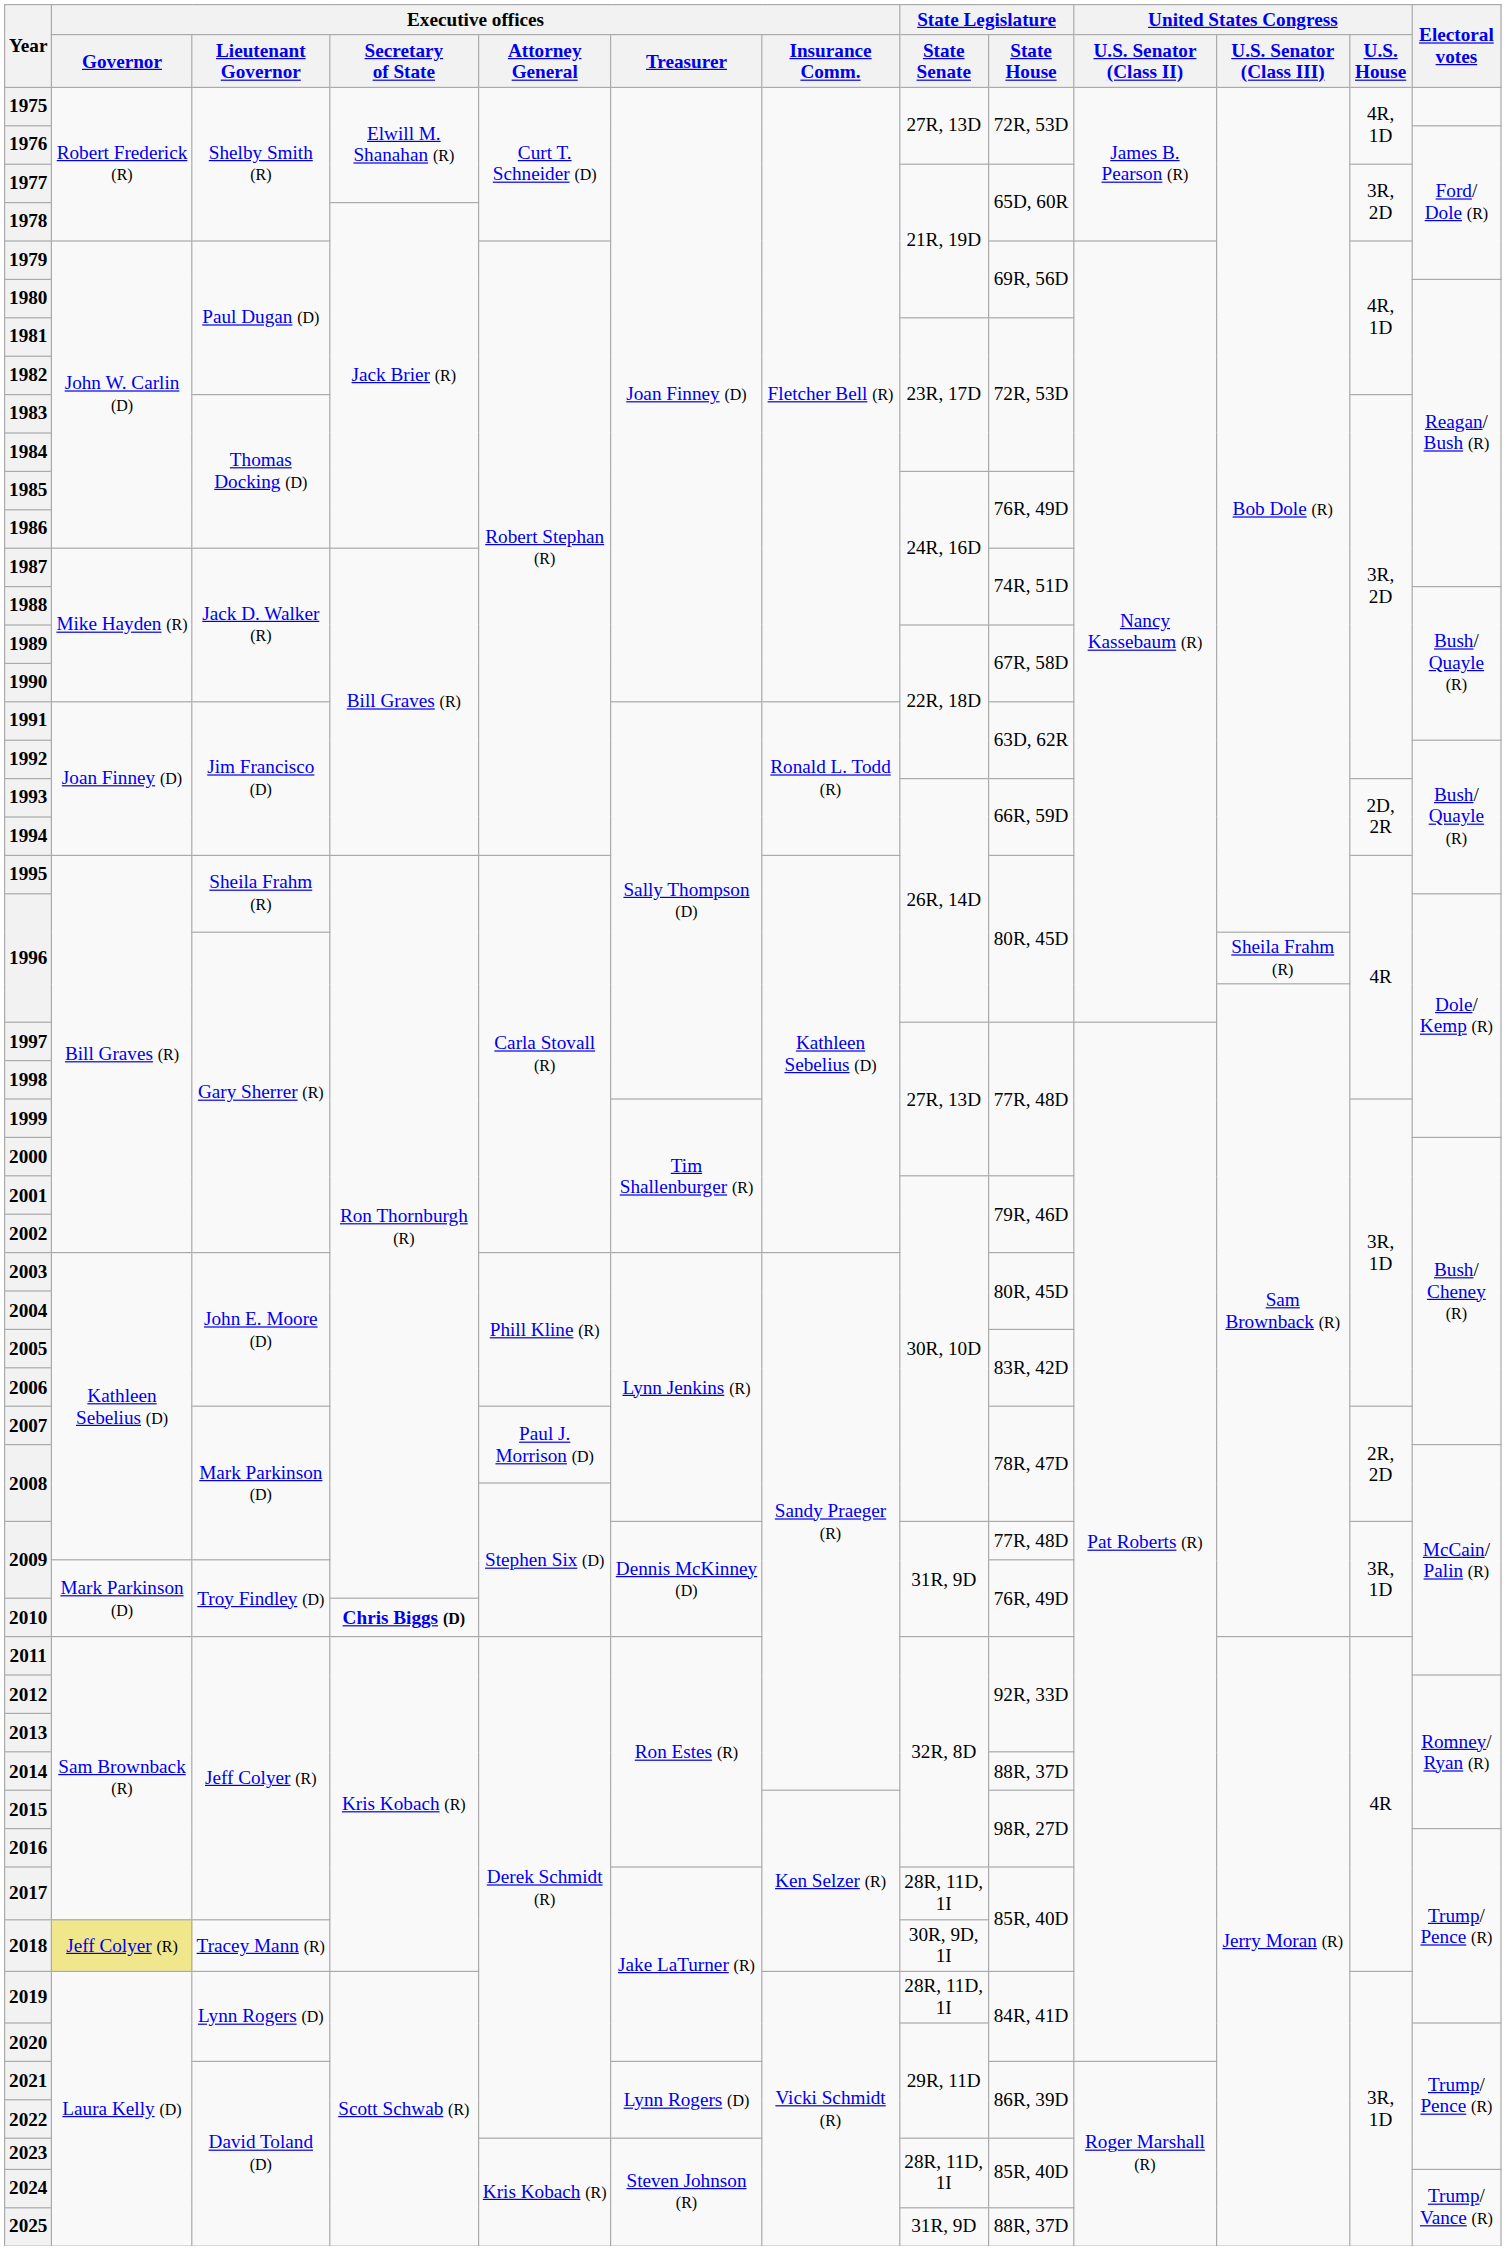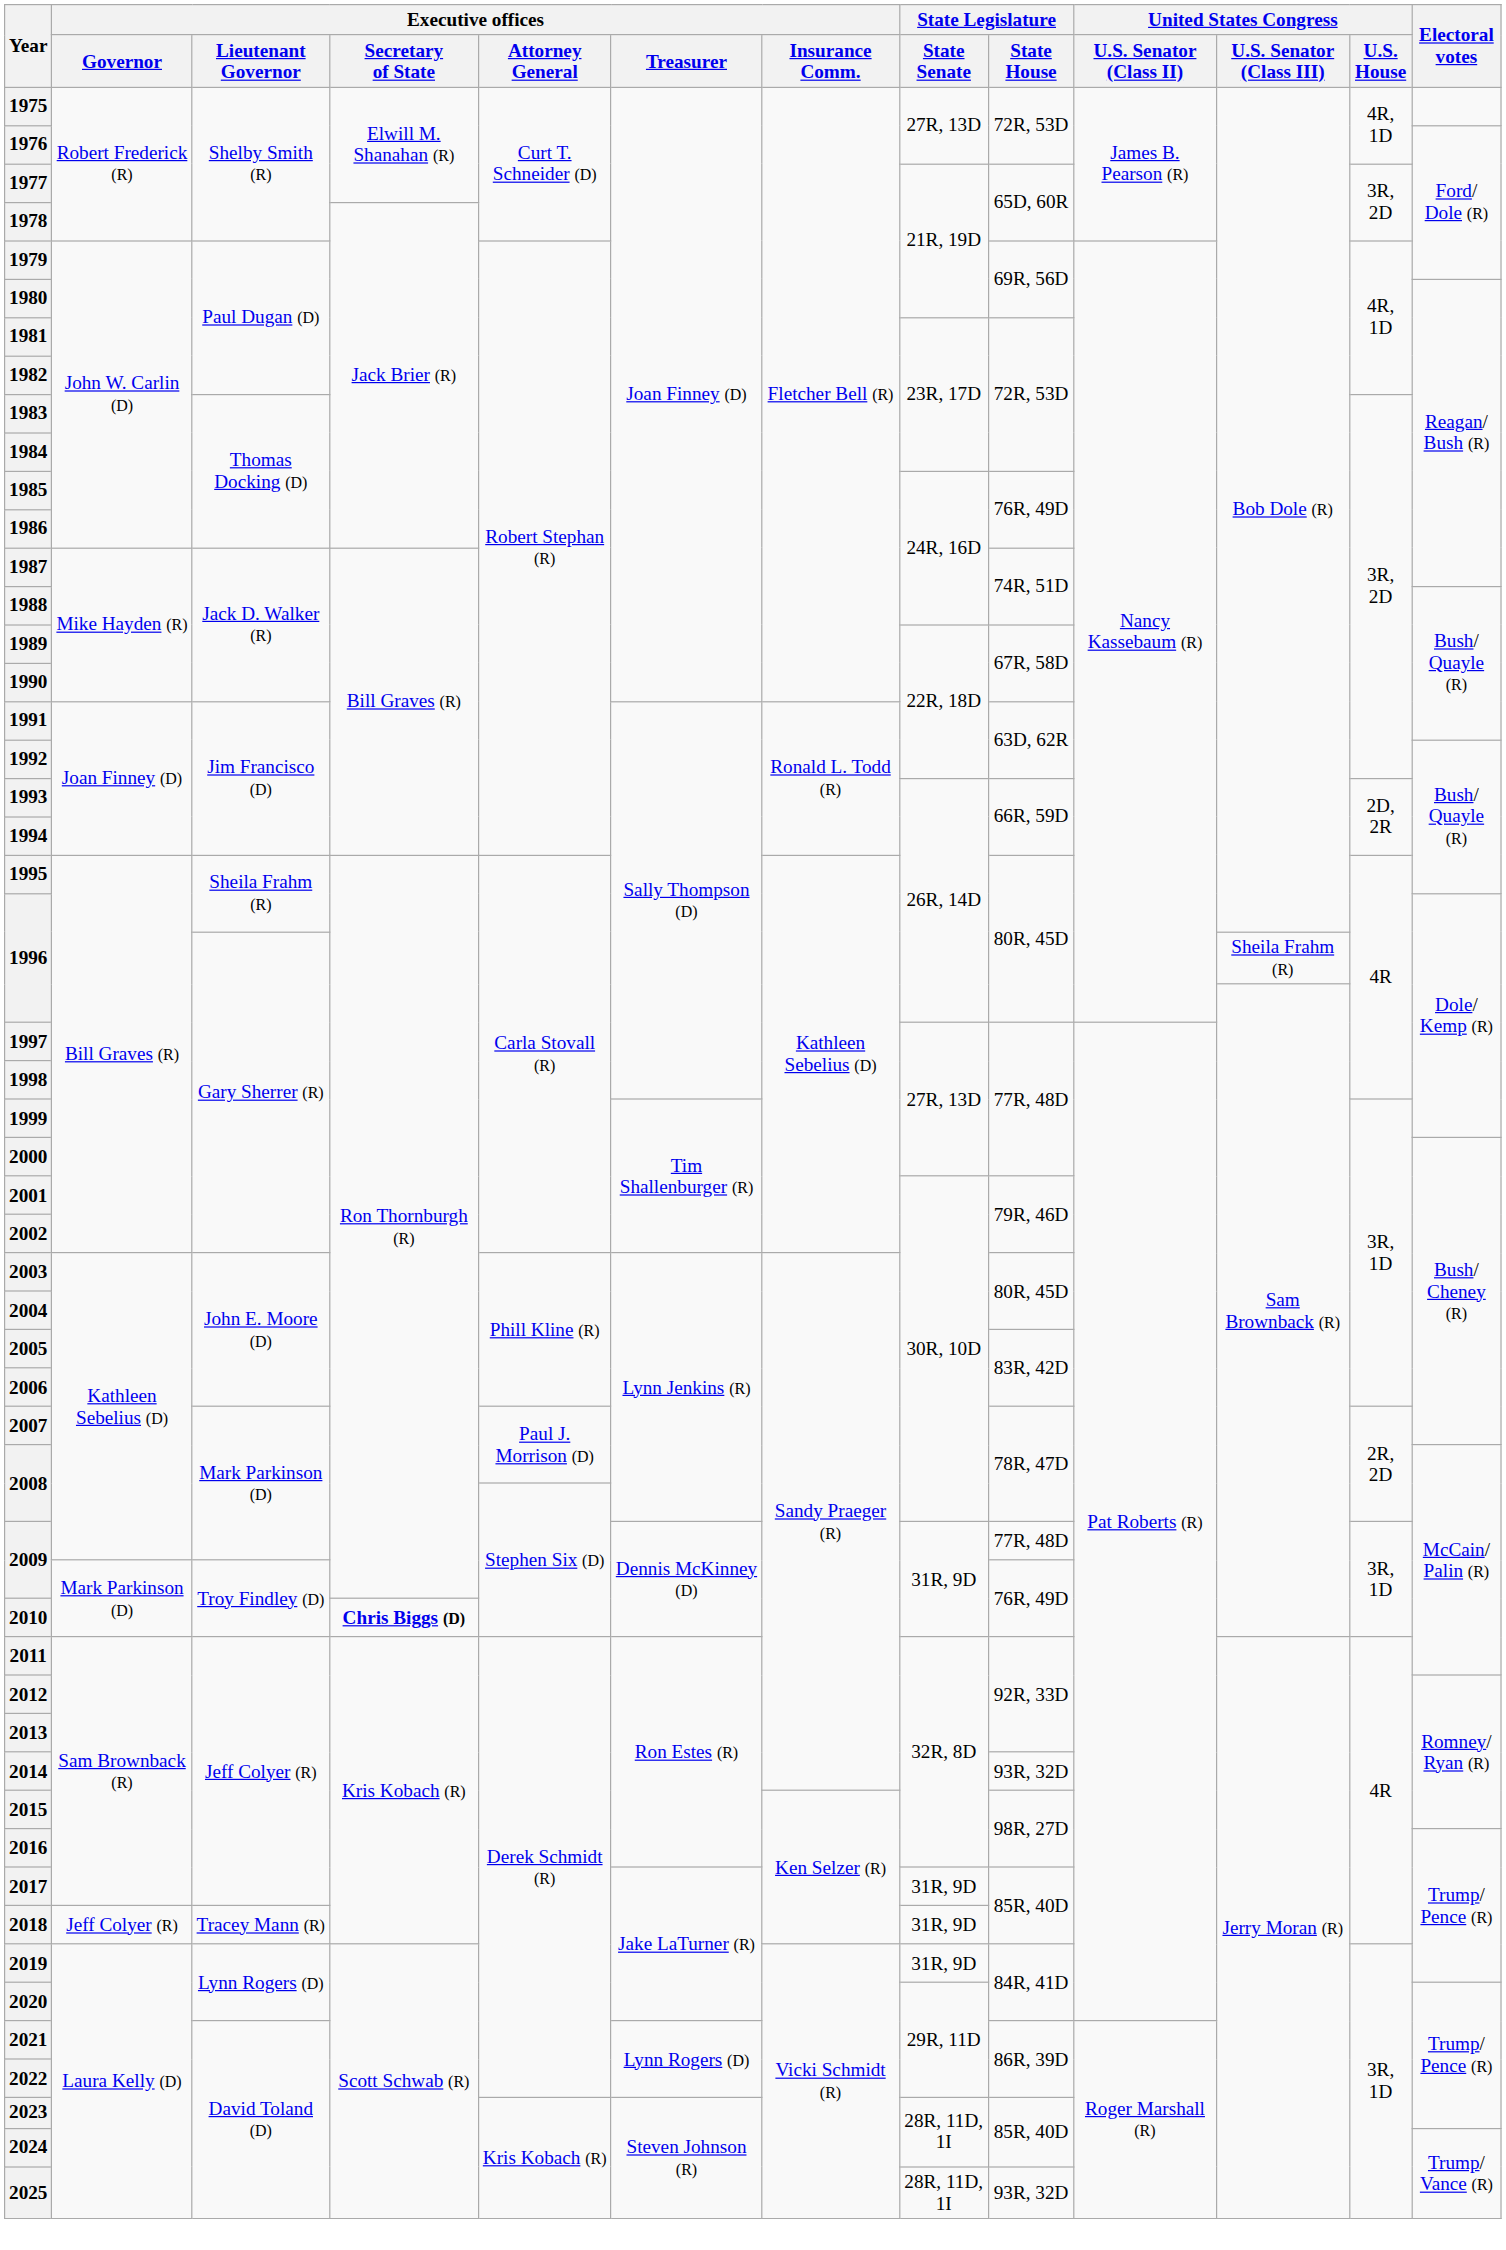(1031, 1771) 88R, 37D -> (1031, 1771) 93R, 32D
(944, 1893) 28R, 11D, 1I -> (944, 1886) 31R, 9D
(122, 1945) khaki background -> (122, 1924) no background
(944, 1945) 30R, 9D, 1I -> (944, 1924) 31R, 9D
(944, 1997) 28R, 11D, 1I -> (944, 1963) 31R, 9D
(944, 2226) 31R, 9D -> (944, 2192) 28R, 11D, 1I
(1031, 2226) 88R, 37D -> (1031, 2192) 93R, 32D
